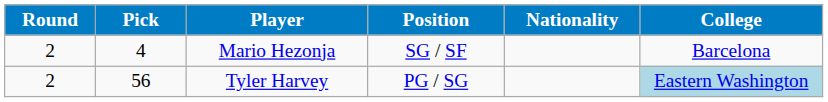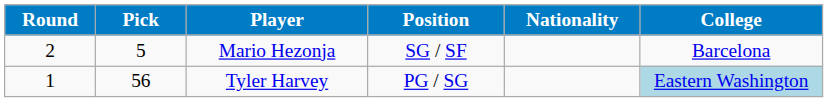(141, 50) 4 -> (141, 50) 5
(50, 81) 2 -> (50, 81) 1
